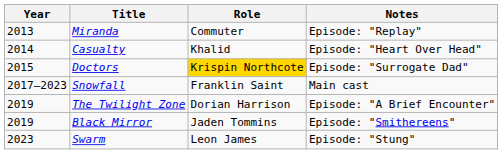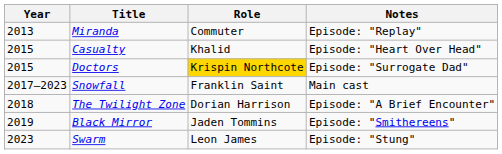(20, 49) 2014 -> (20, 49) 2015
(20, 103) 2019 -> (20, 103) 2018
